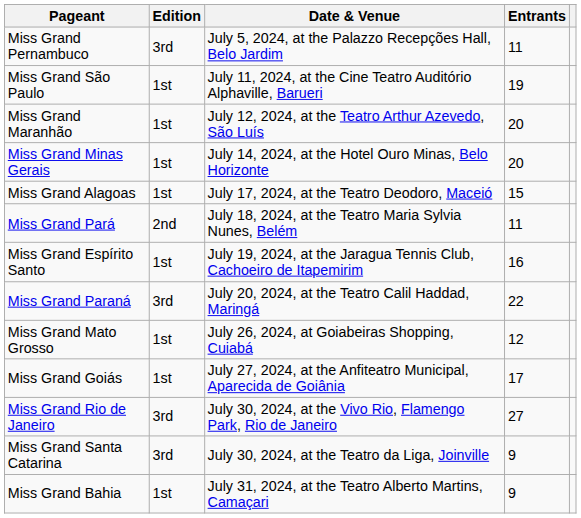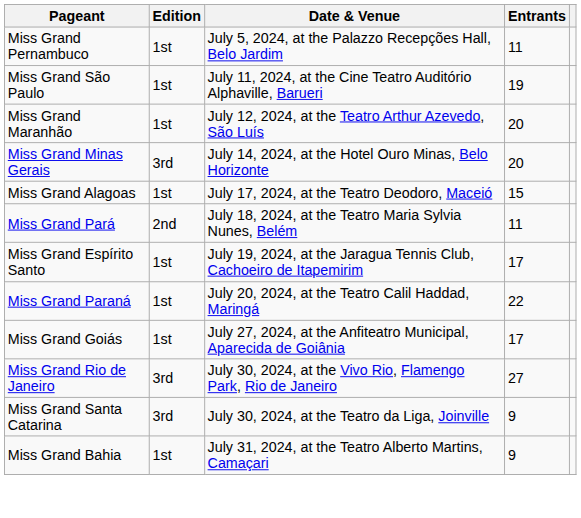(163, 47) 3rd -> (162, 47) 1st
(162, 162) 1st -> (163, 162) 3rd
(516, 262) 16 -> (516, 262) 17
(163, 301) 3rd -> (162, 301) 1st
- row: (62, 339)
